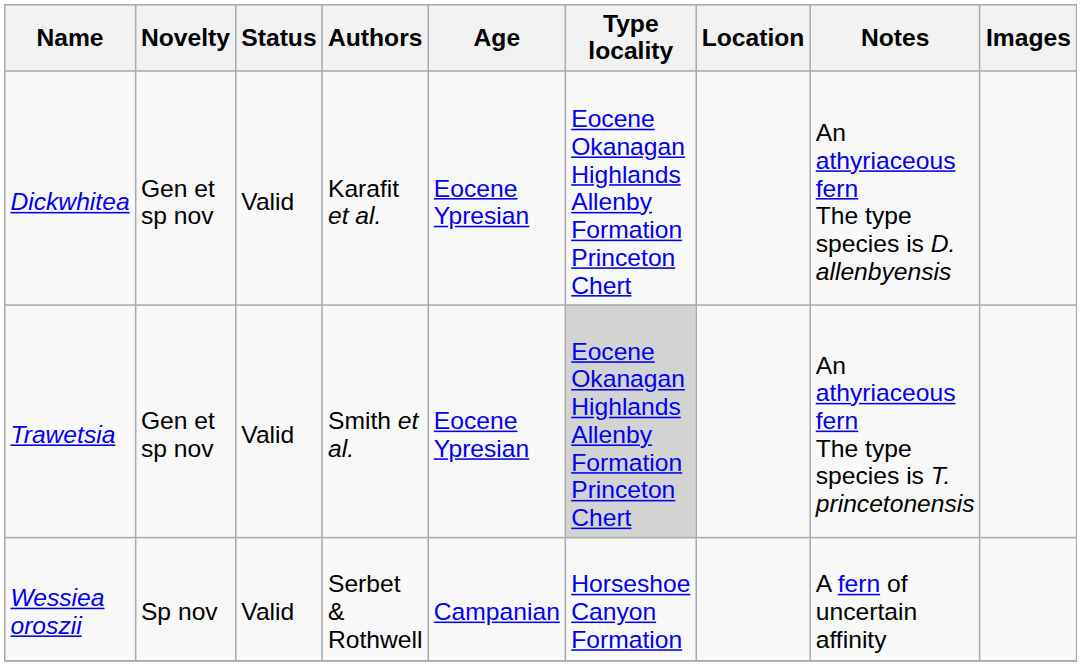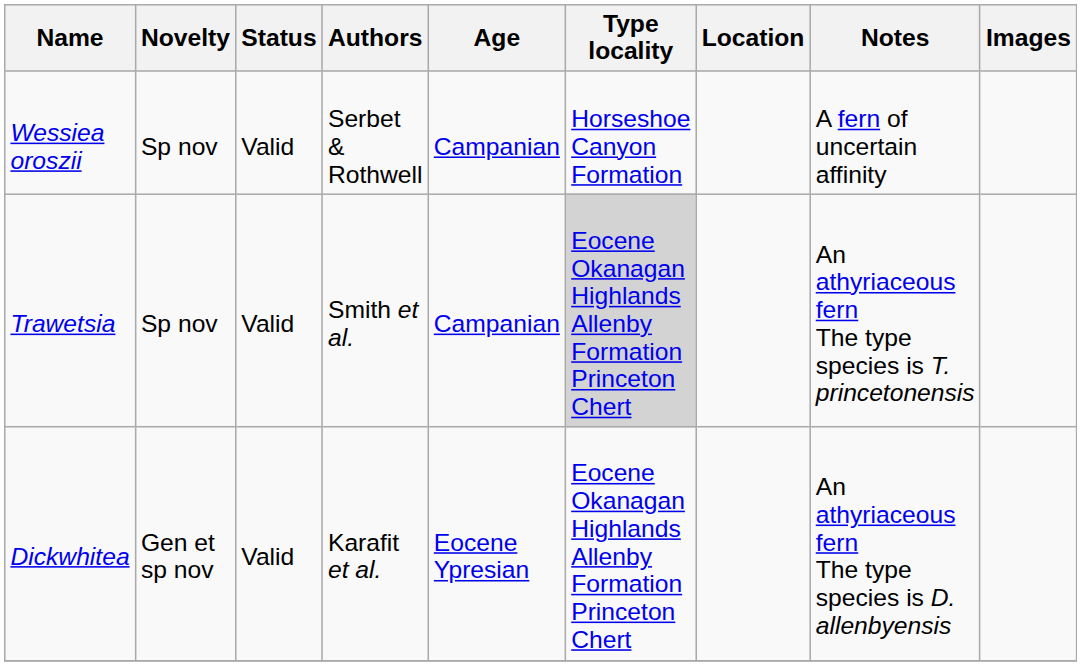rows swapped: (70, 201) <-> (57, 612)
(178, 434) Gen et sp nov -> (179, 323) Sp nov
(482, 434) Eocene Ypresian -> (497, 323) Campanian
